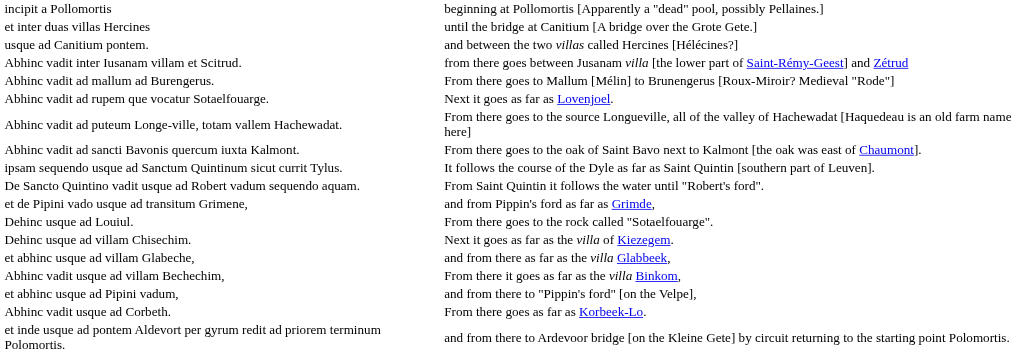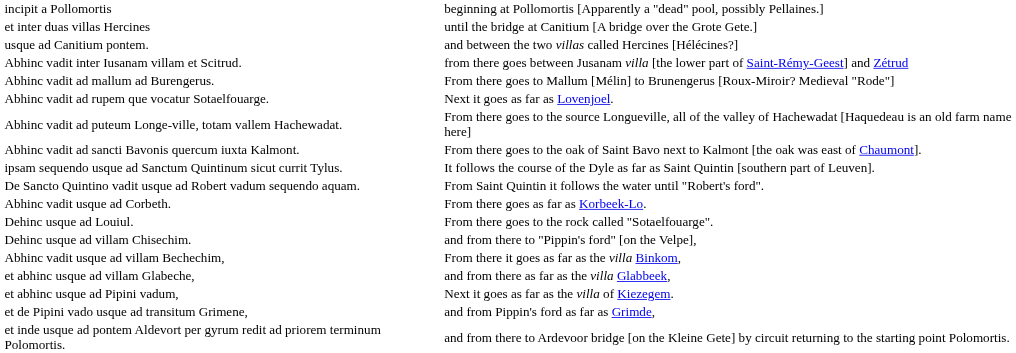rows swapped: (88, 312) <-> (126, 204)
(559, 240) Next it goes as far as the villa of Kiezegem. -> (570, 240) and from there to "Pippin's ford" [on the Velpe],
rows swapped: (114, 276) <-> (100, 258)
(570, 294) and from there to "Pippin's ford" [on the Velpe], -> (559, 294) Next it goes as far as the villa of Kiezegem.
